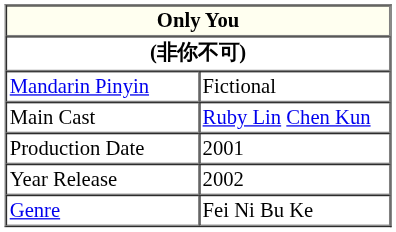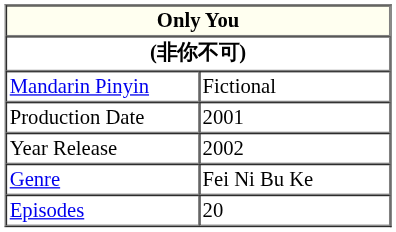- row: (52, 117)
+ row: (47, 210)
